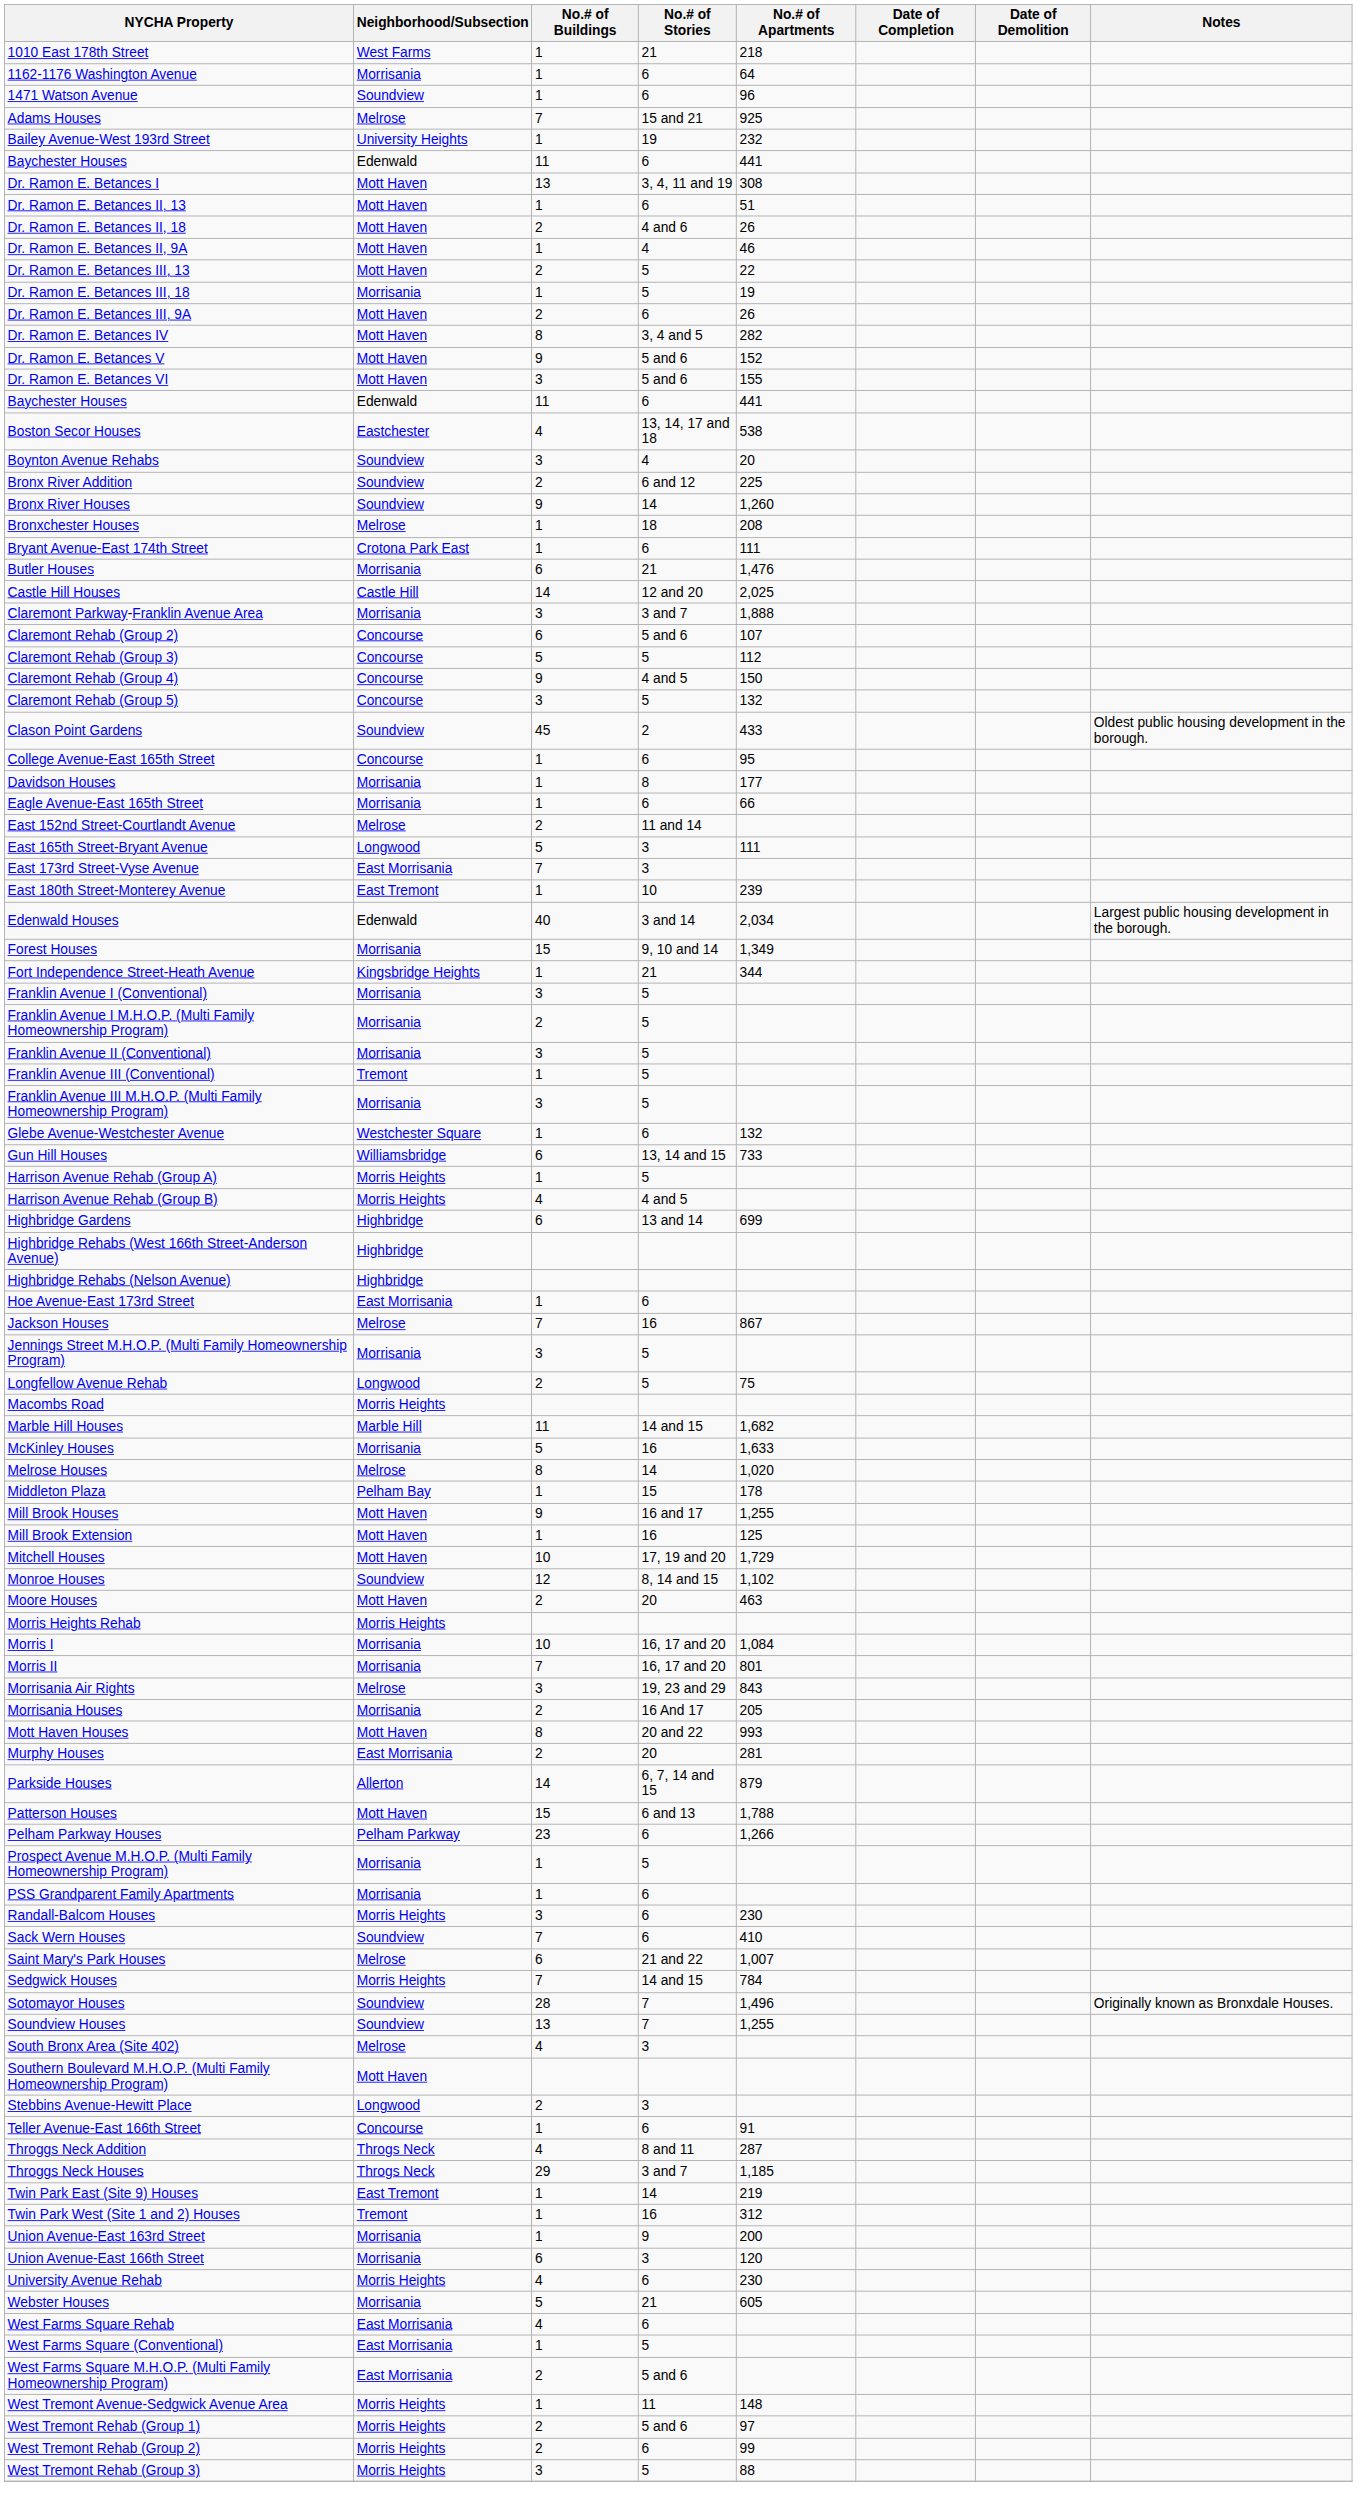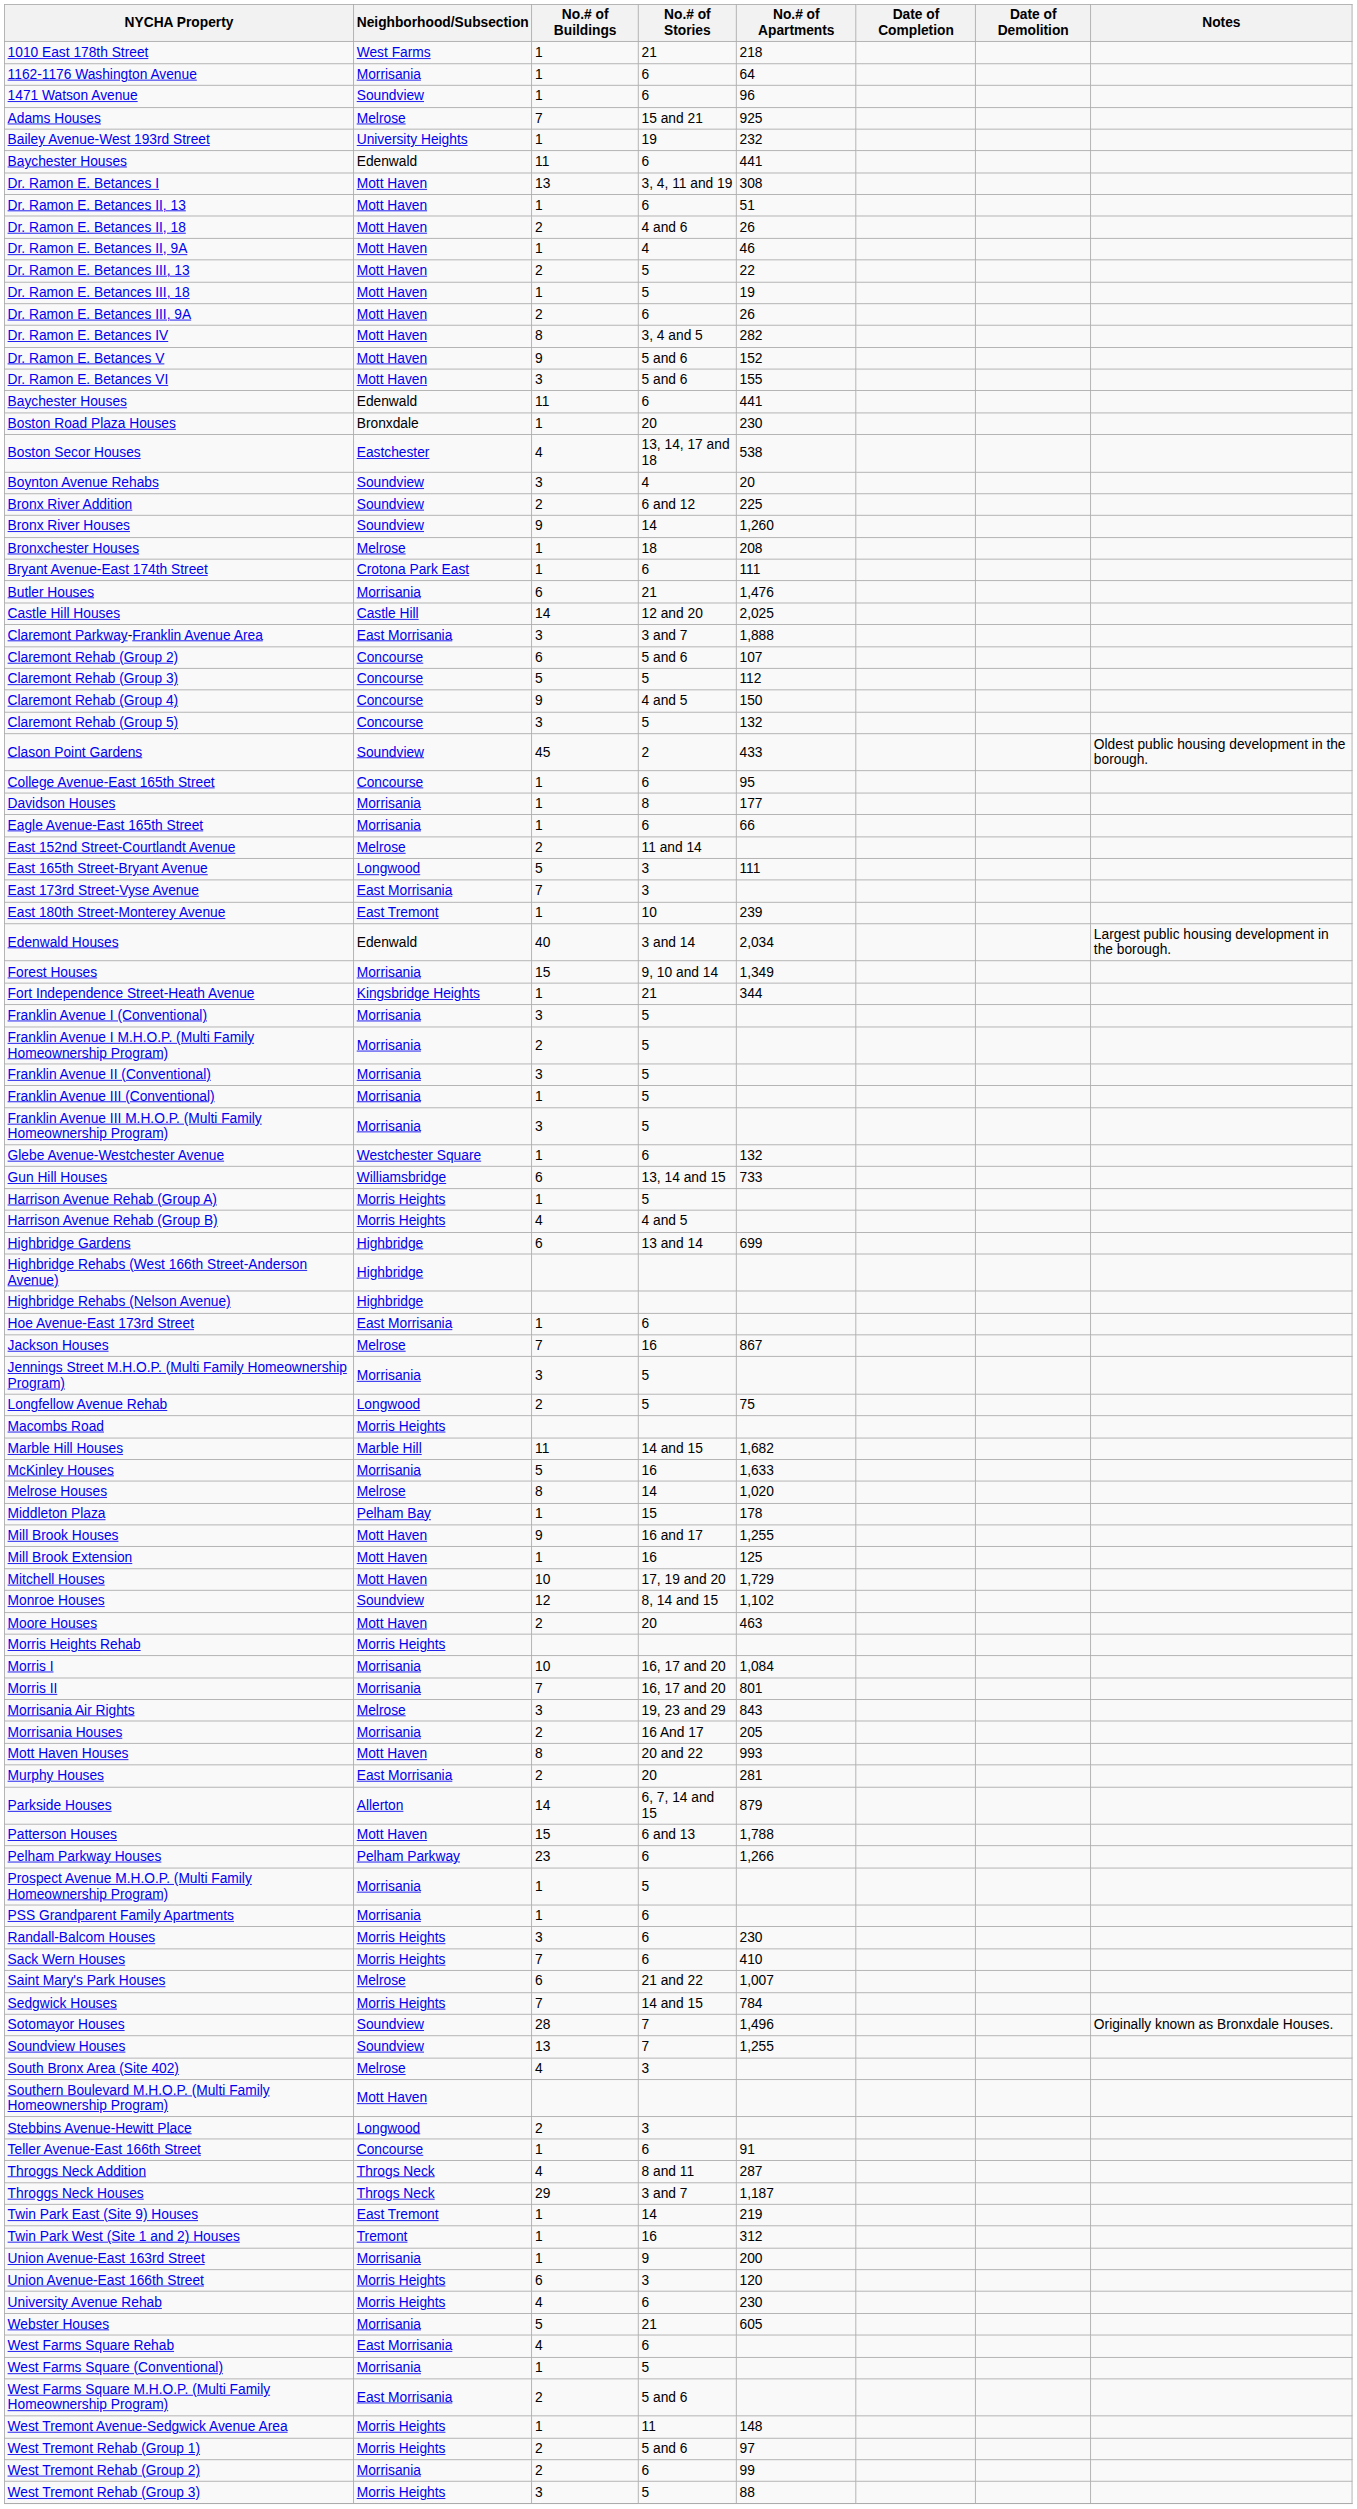(389, 292) Morrisania -> (392, 292) Mott Haven
+ row: (92, 423)
(389, 613) Morrisania -> (405, 635) East Morrisania
(382, 1074) Tremont -> (389, 1096) Morrisania
(390, 1937) Soundview -> (401, 1959) Morris Heights
(757, 2171) 1,185 -> (757, 2193) 1,187
(389, 2258) Morrisania -> (401, 2280) Morris Heights
(405, 2346) East Morrisania -> (389, 2367) Morrisania
(401, 2448) Morris Heights -> (389, 2470) Morrisania
